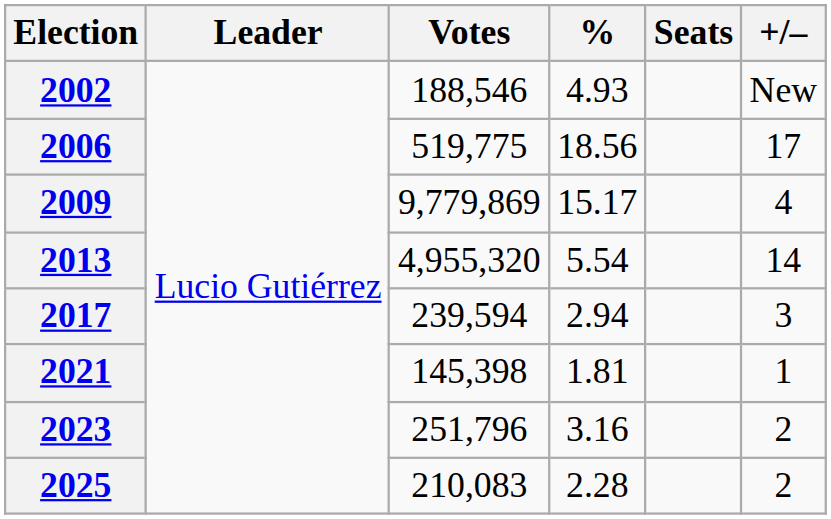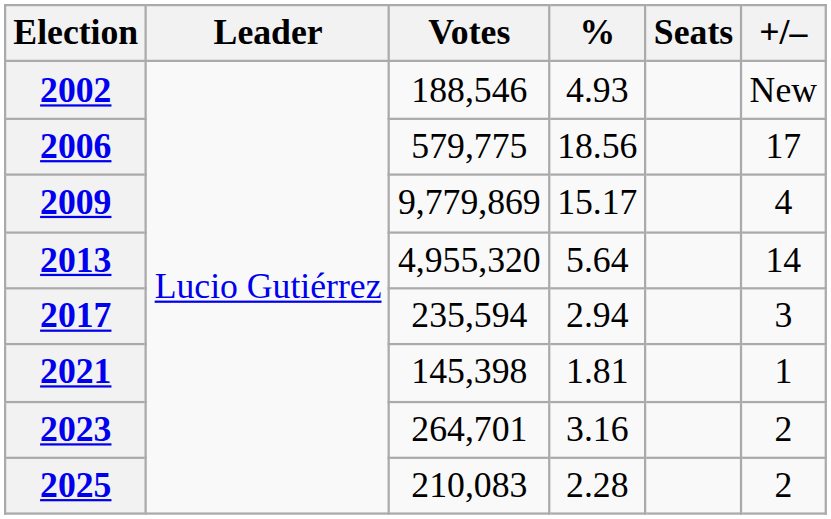(469, 145) 519,775 -> (469, 145) 579,775
(597, 259) 5.54 -> (597, 259) 5.64
(469, 315) 239,594 -> (469, 315) 235,594
(469, 428) 251,796 -> (469, 428) 264,701
